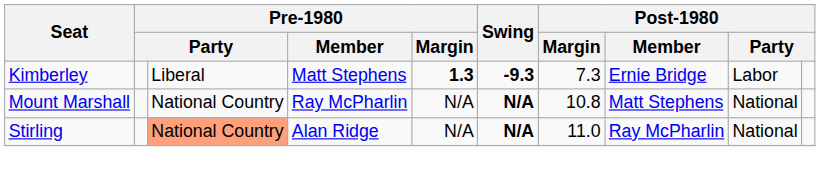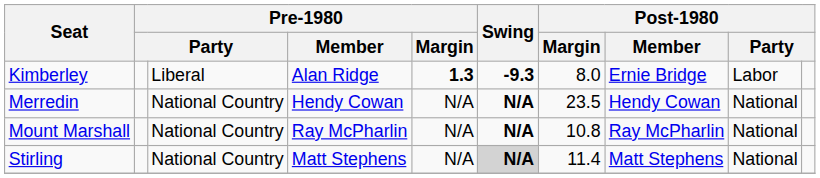(349, 74) Matt Stephens -> (335, 74) Alan Ridge
(588, 74) 7.3 -> (588, 74) 8.0
+ row: (44, 103)
(666, 103) Matt Stephens -> (667, 131) Ray McPharlin
(218, 131) lightsalmon background -> (218, 159) no background
(335, 131) Alan Ridge -> (349, 159) Matt Stephens
(519, 131) no background -> (519, 159) lightgrey background
(584, 131) 11.0 -> (584, 159) 11.4
(667, 131) Ray McPharlin -> (666, 159) Matt Stephens
